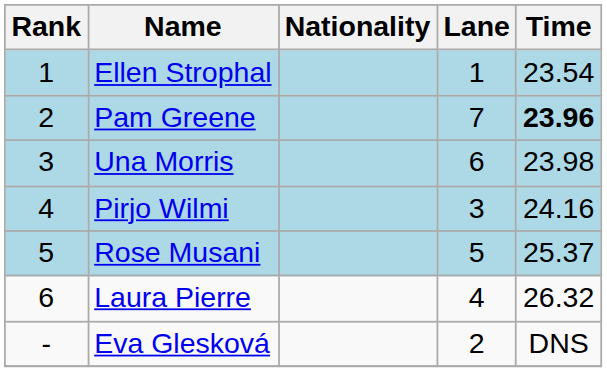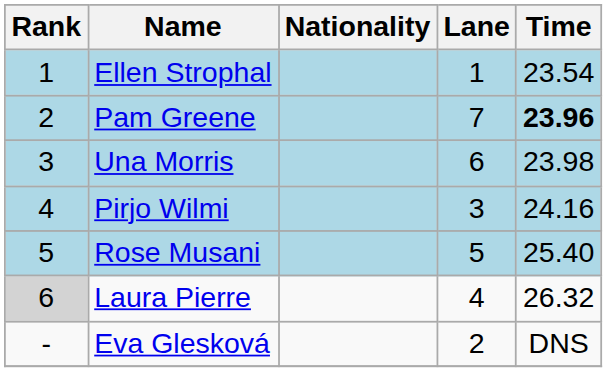(559, 252) 25.37 -> (559, 252) 25.40
(46, 298) no background -> (46, 298) lightgrey background
